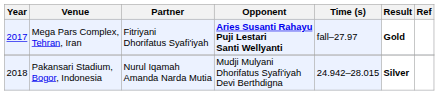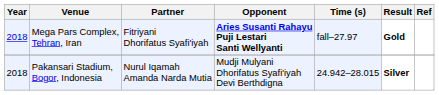(17, 37) 2017 -> (17, 37) 2018
